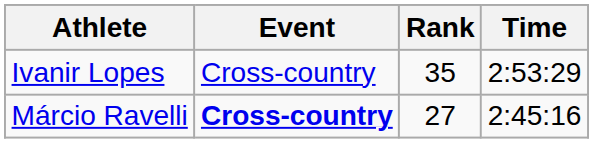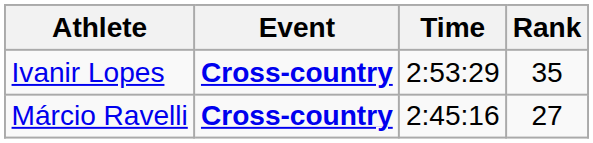columns swapped: (535, 28) <-> (440, 28)
(288, 72) normal -> (297, 72) bold
